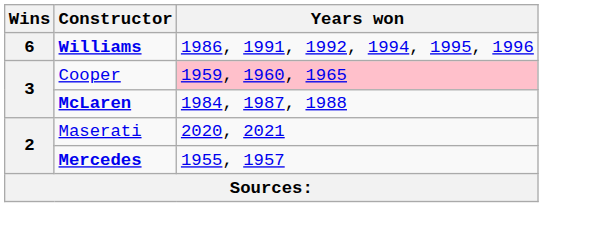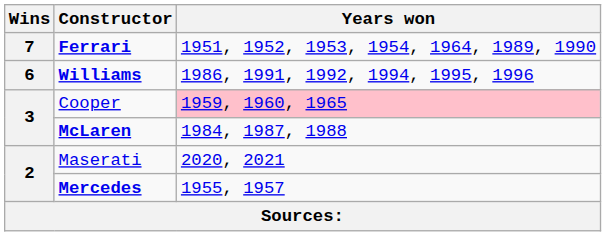+ row: (95, 47)
